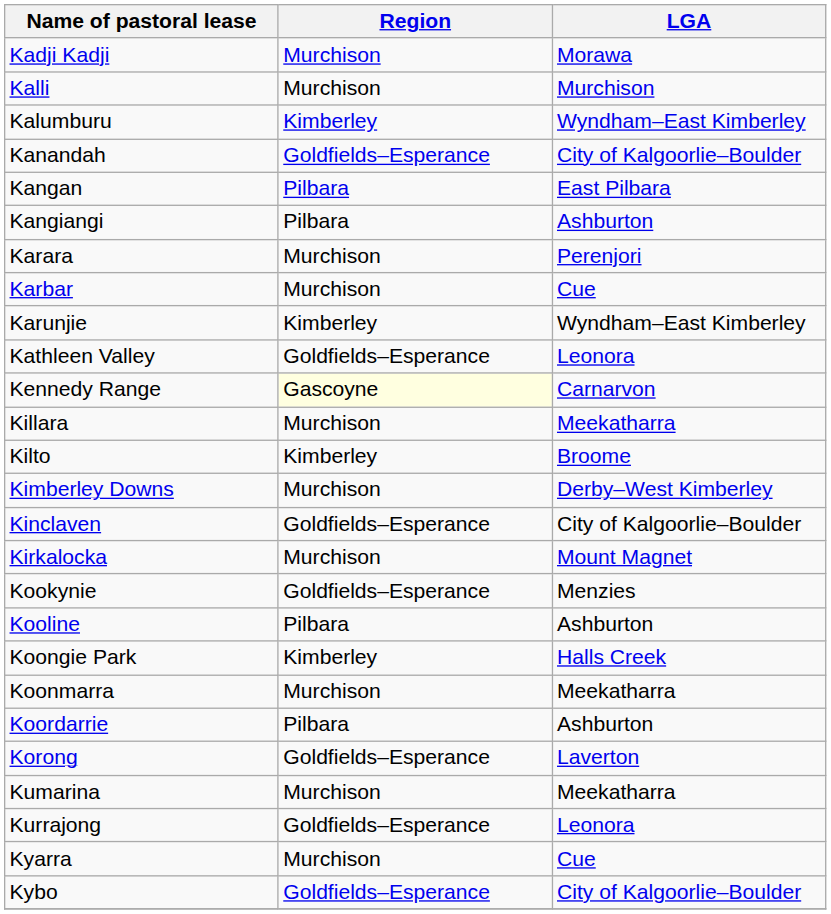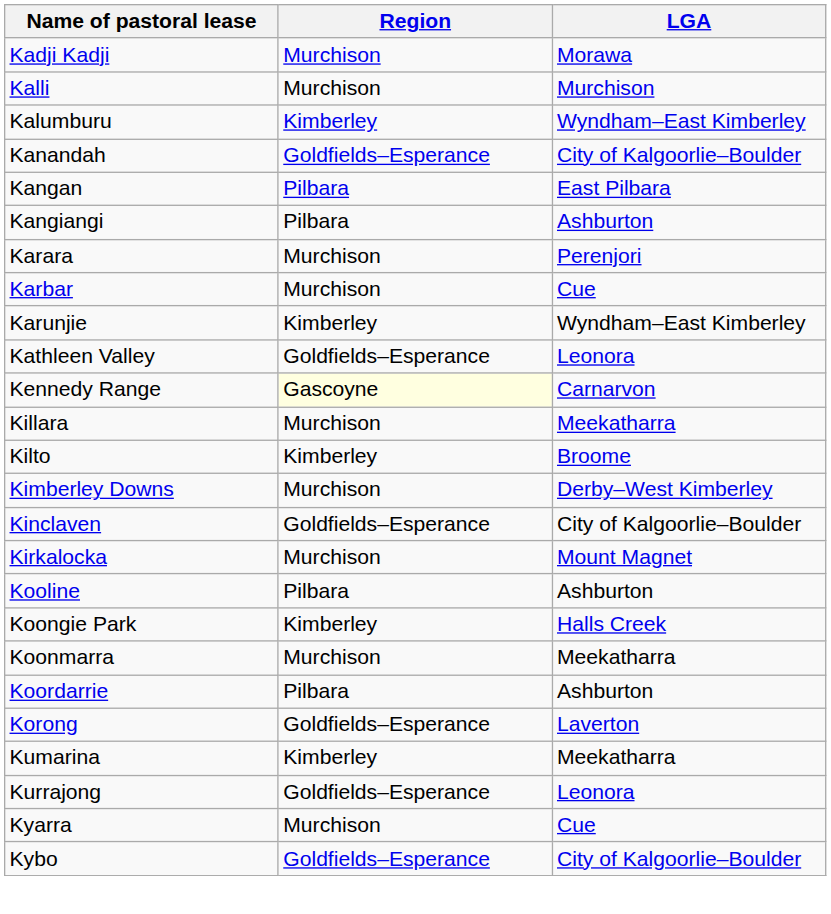- row: (53, 590)
(332, 791) Murchison -> (330, 758) Kimberley
